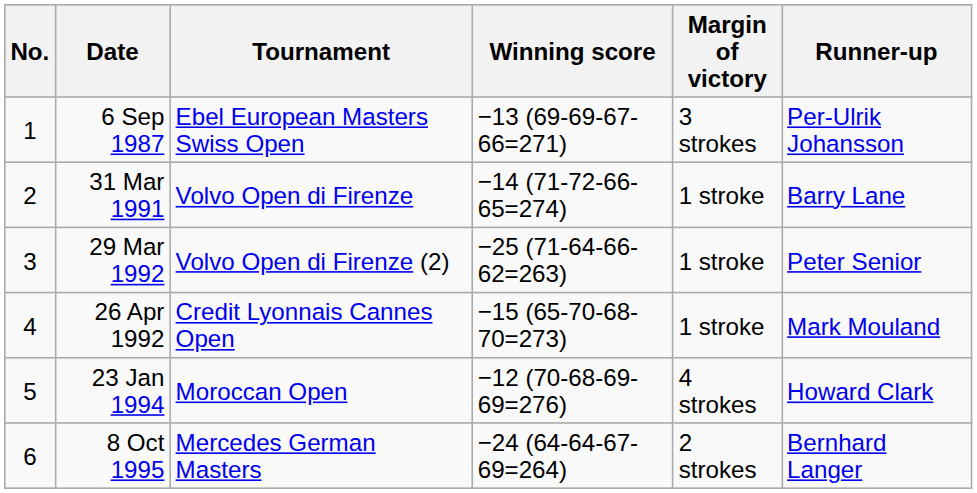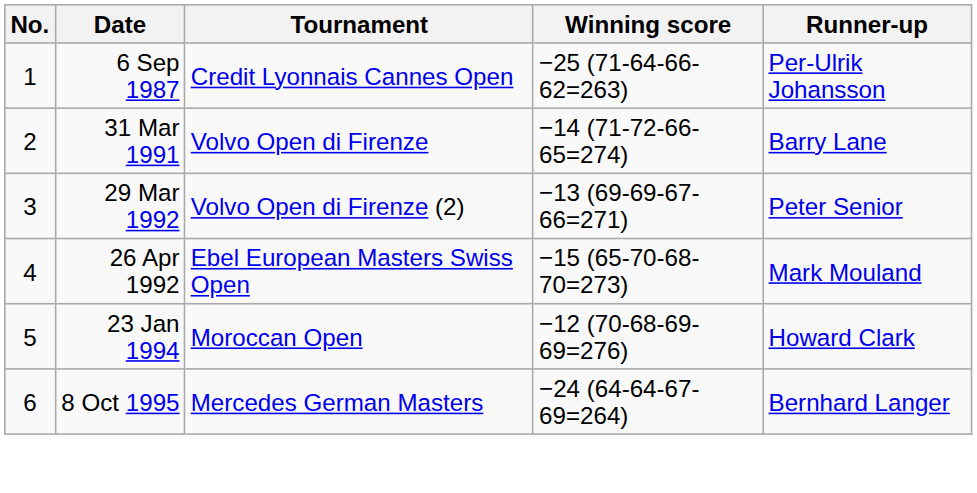- column: (727, 51)
(302, 130) Ebel European Masters Swiss Open -> (352, 76) Credit Lyonnais Cannes Open
(558, 130) −13 (69-69-67-66=271) -> (619, 76) −25 (71-64-66-62=263)
(558, 261) −25 (71-64-66-62=263) -> (619, 206) −13 (69-69-67-66=271)
(304, 326) Credit Lyonnais Cannes Open -> (352, 272) Ebel European Masters Swiss Open
